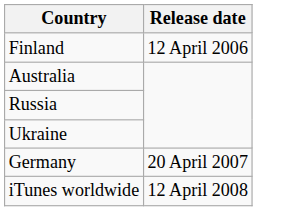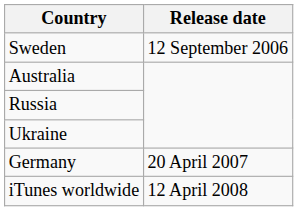- row: (36, 47)
+ row: (37, 47)
